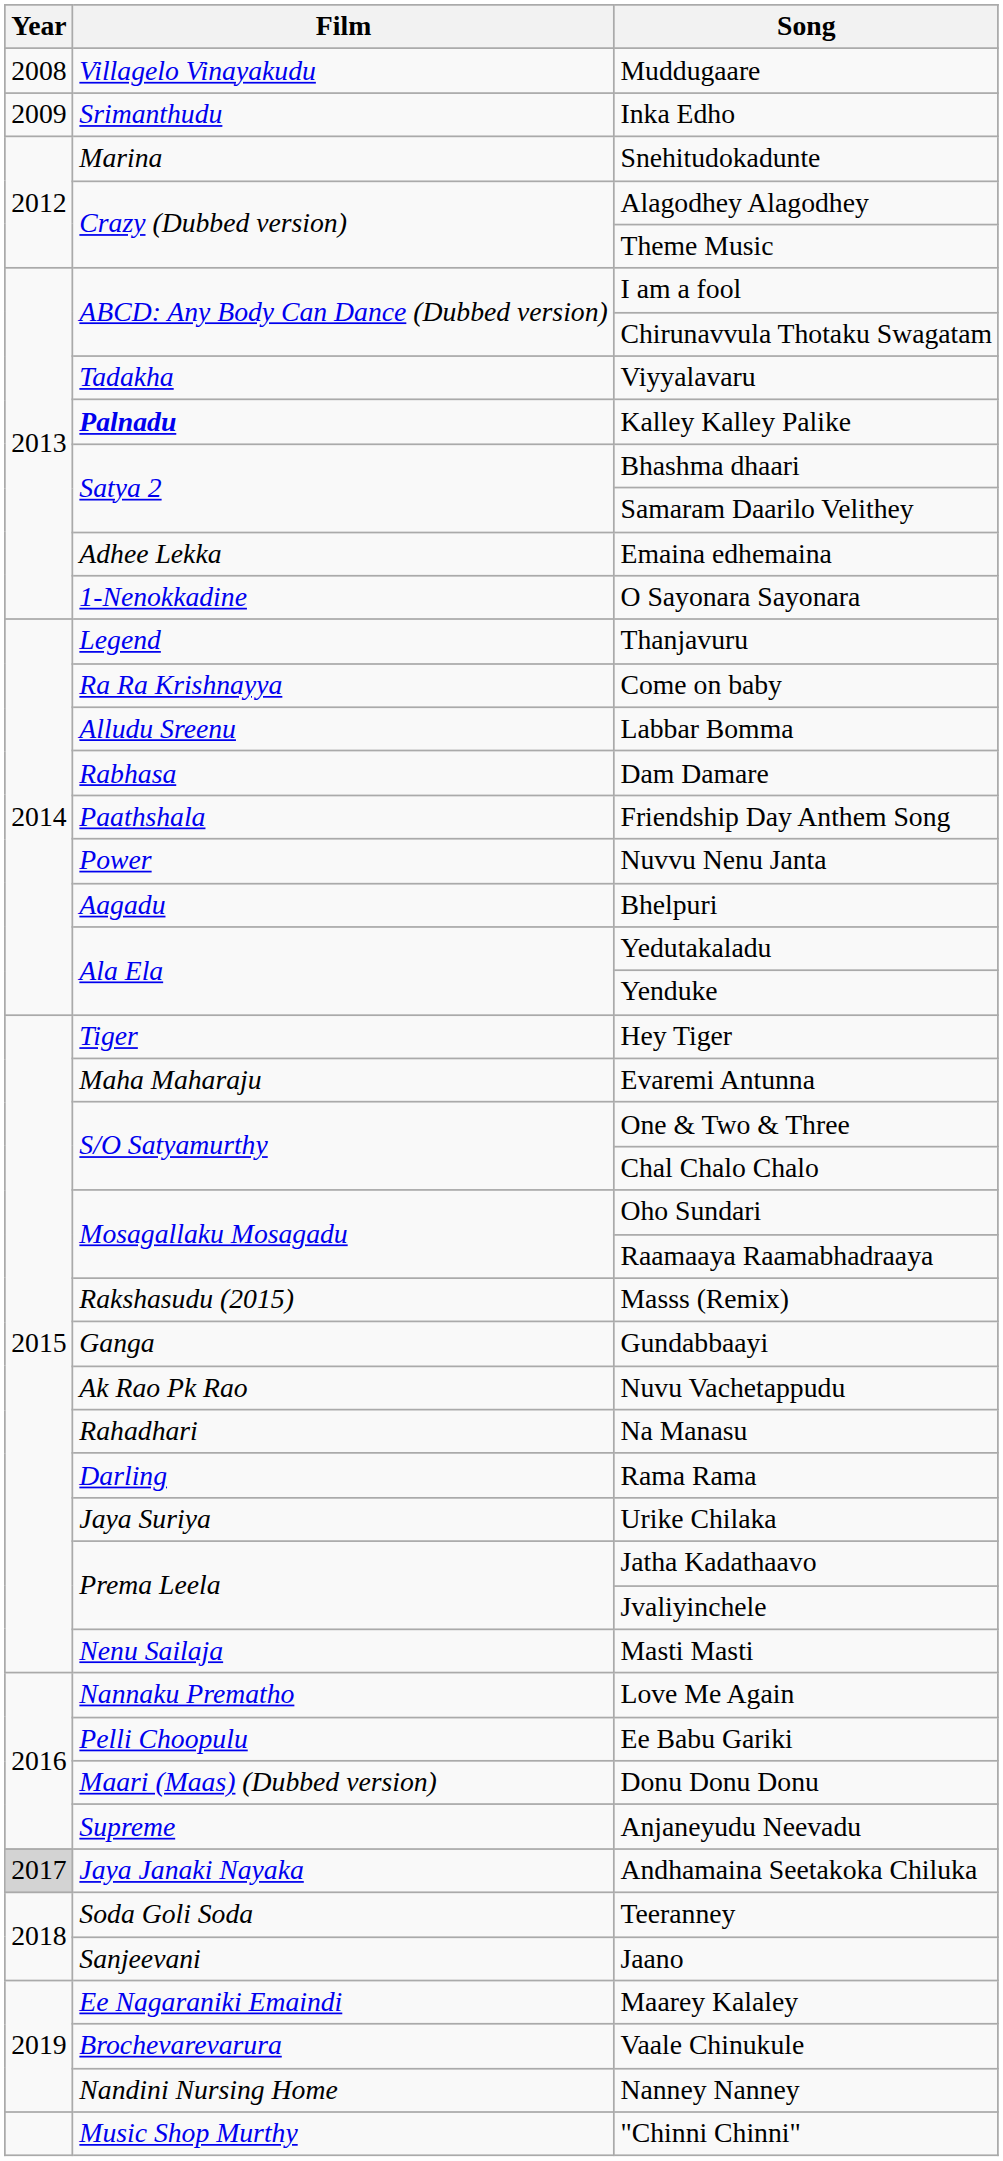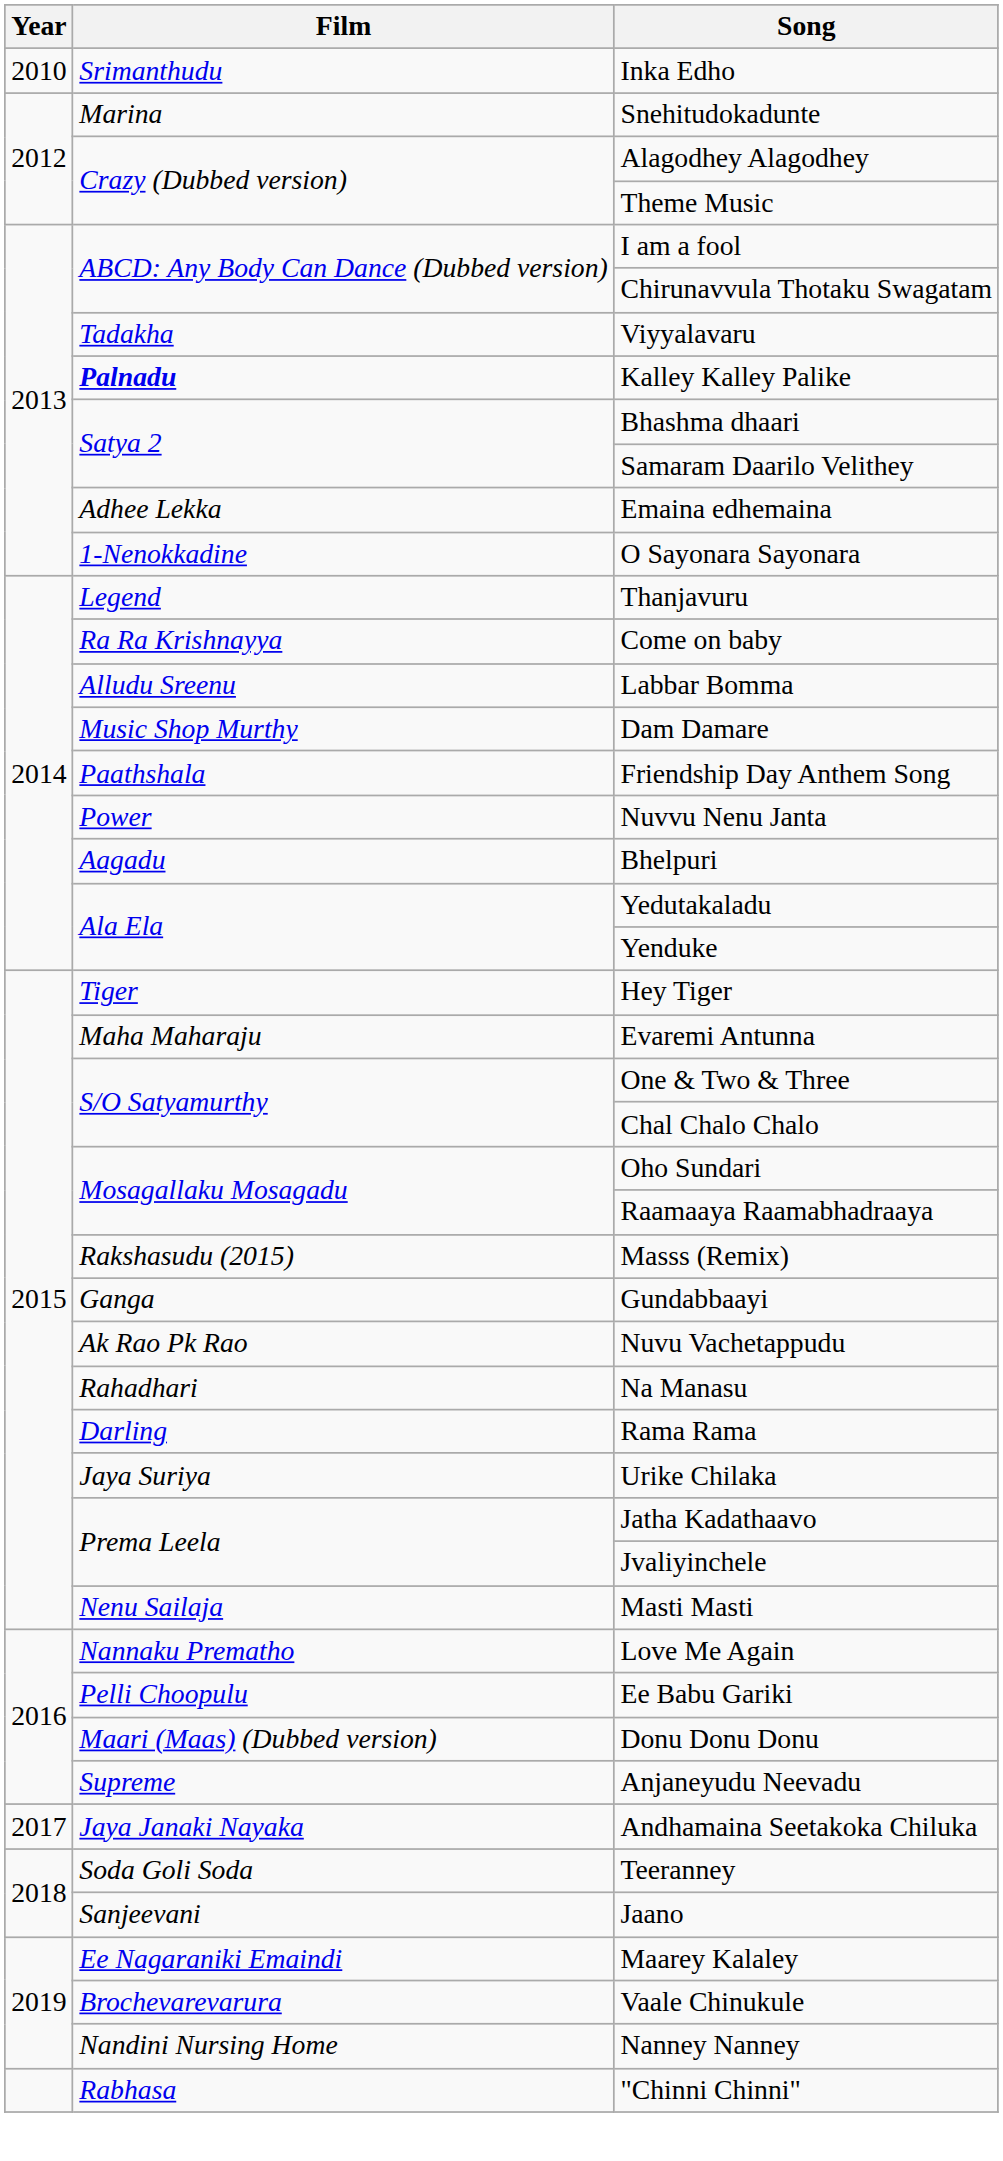- row: (690, 70)
(39, 114) 2009 -> (39, 70) 2010
(128, 772) Rabhasa -> (189, 728) Music Shop Murthy
(39, 1870) lightgrey background -> (39, 1826) no background
(189, 2133) Music Shop Murthy -> (128, 2089) Rabhasa
